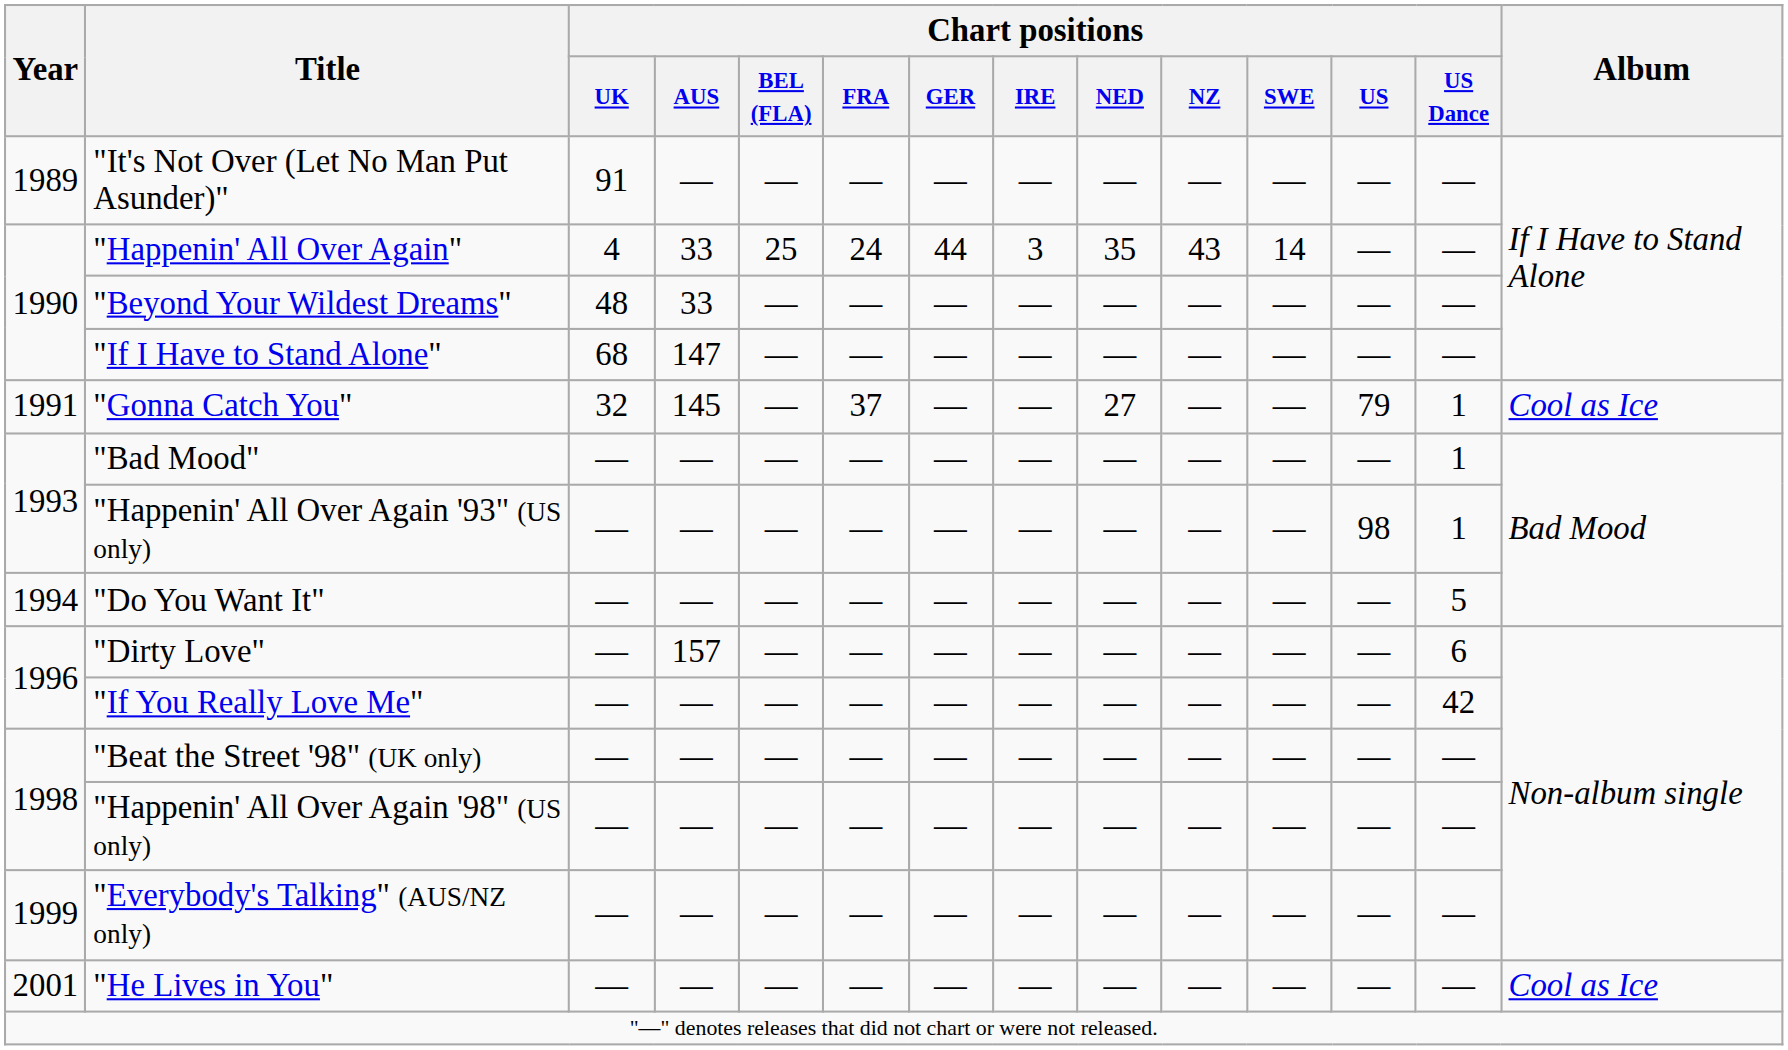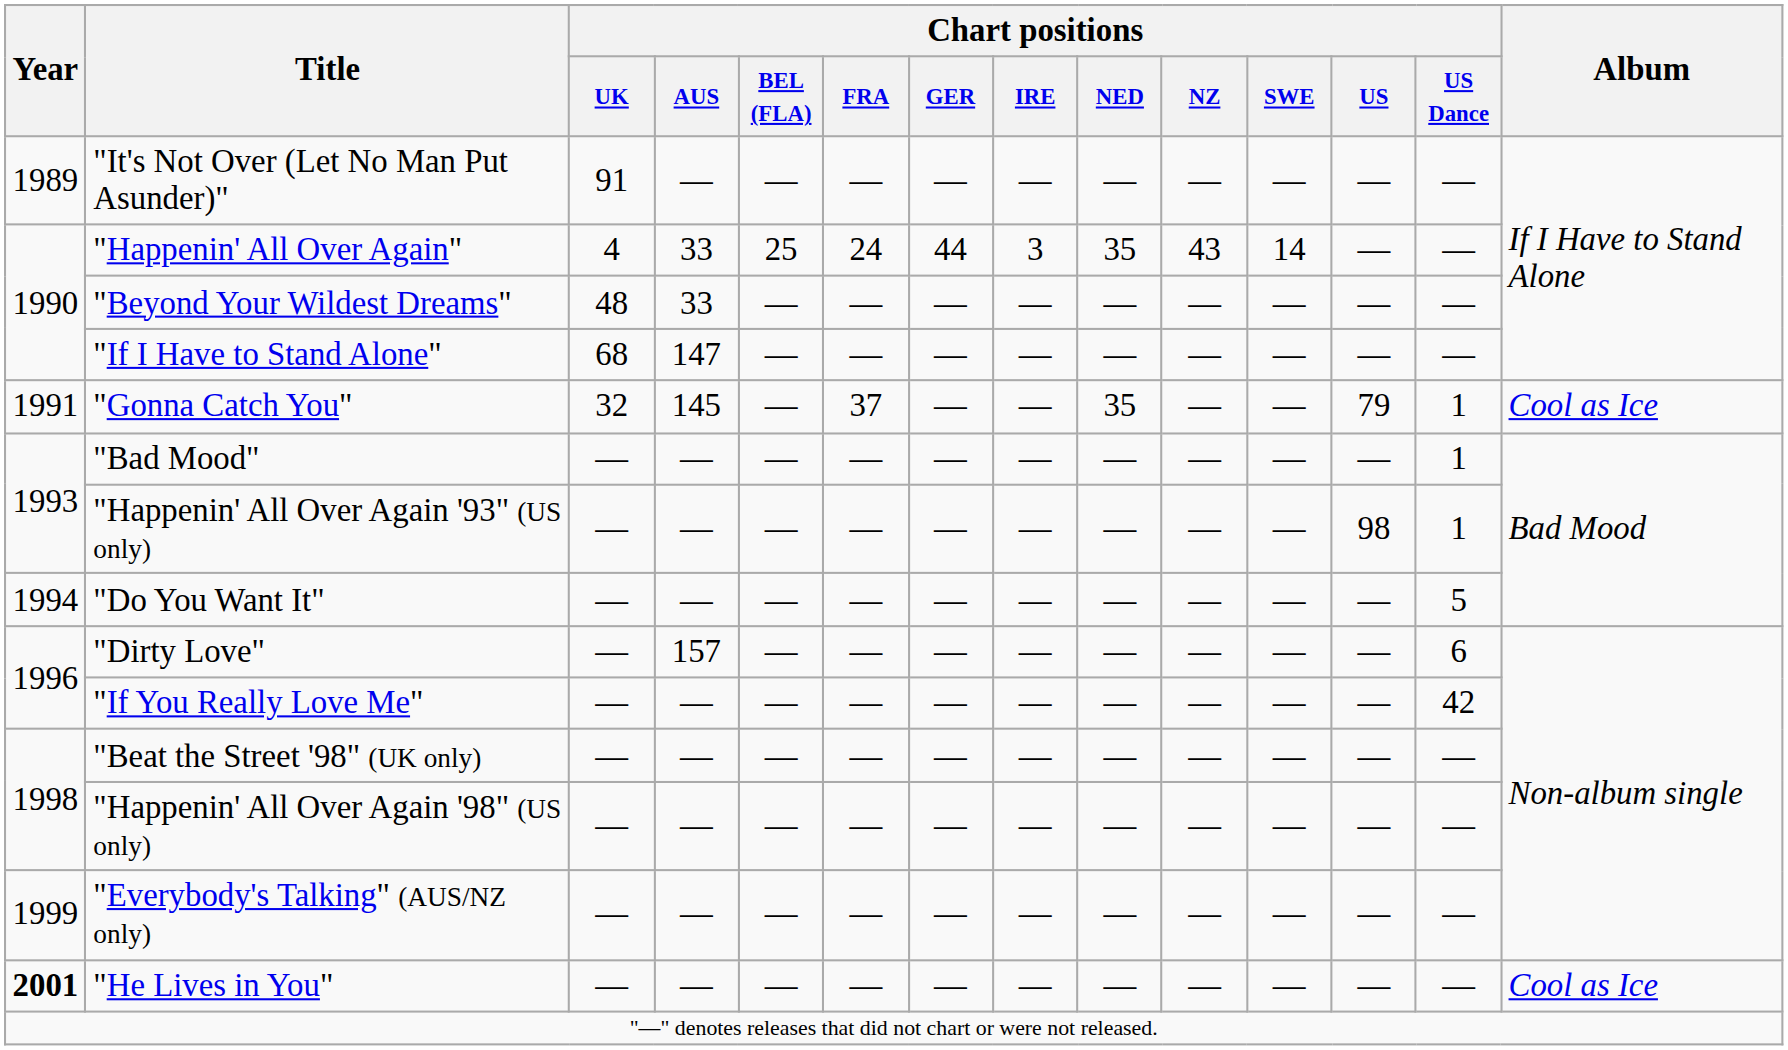(1120, 406) 27 -> (1120, 406) 35
(45, 984) normal -> (45, 984) bold
